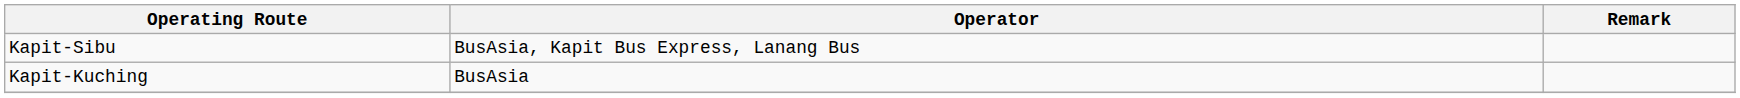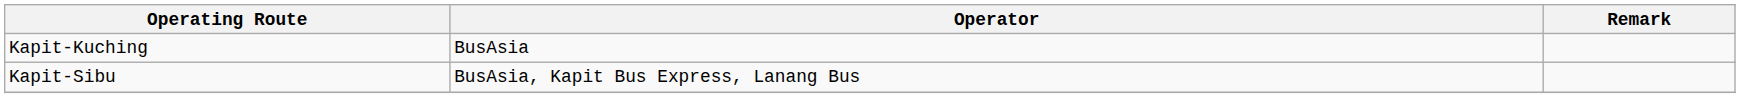rows swapped: (78, 77) <-> (62, 48)
